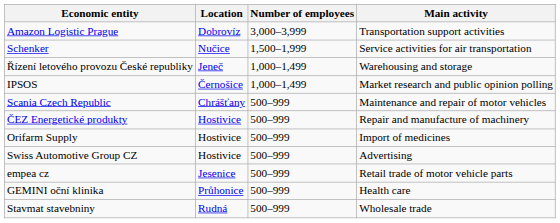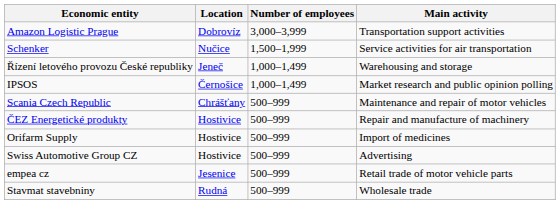- row: (55, 191)
